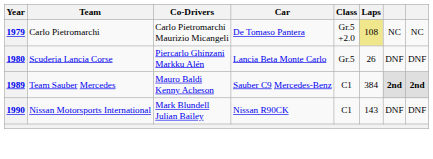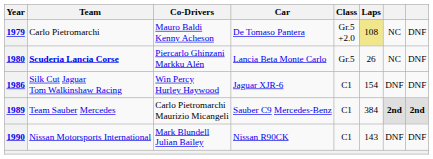(192, 33) Carlo Pietromarchi Maurizio Micangeli -> (185, 33) Mauro Baldi Kenny Acheson
(417, 33) NC -> (417, 33) DNF
(71, 59) normal -> (74, 59) bold
(394, 59) DNF -> (394, 59) NC
+ row: (16, 85)
(185, 85) Mauro Baldi Kenny Acheson -> (192, 111) Carlo Pietromarchi Maurizio Micangeli
